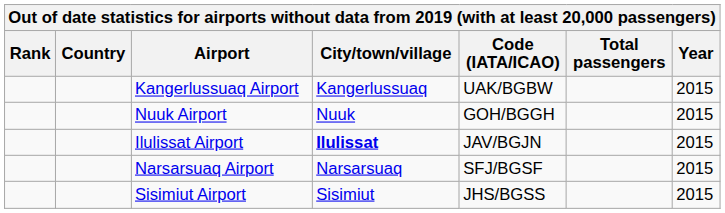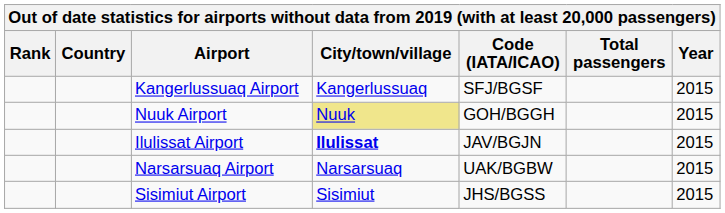(508, 89) UAK/BGBW -> (503, 89) SFJ/BGSF
(336, 115) no background -> (336, 115) khaki background
(503, 168) SFJ/BGSF -> (508, 168) UAK/BGBW
